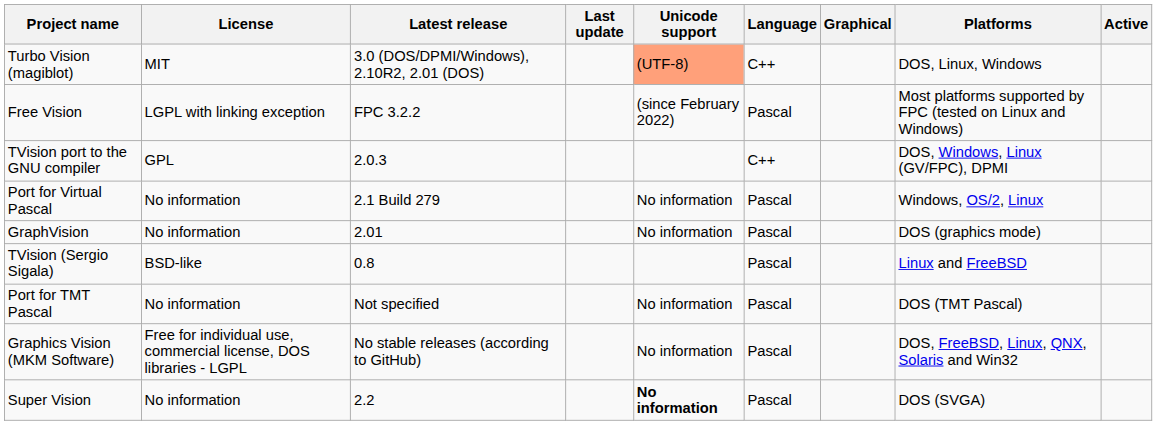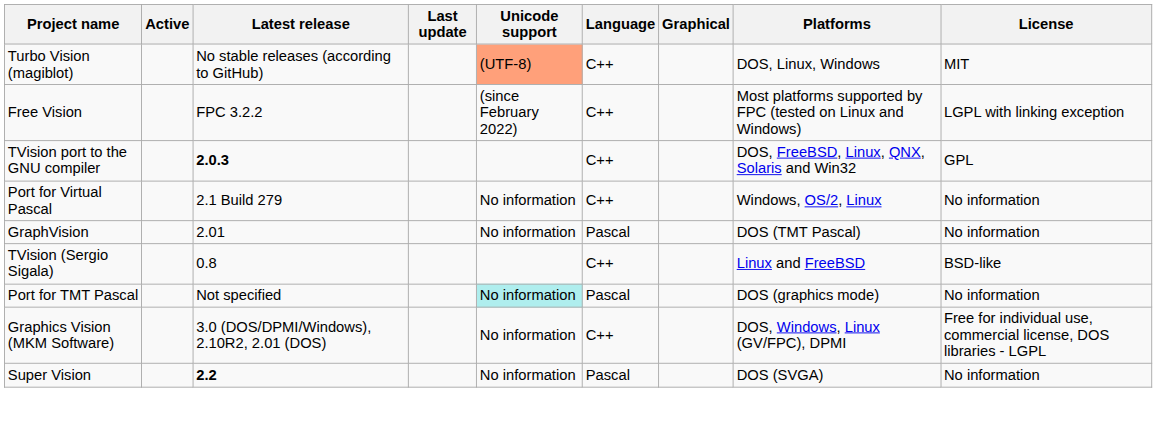columns swapped: (1126, 24) <-> (246, 24)
(442, 64) 3.0 (DOS/DPMI/Windows), 2.10R2, 2.01 (DOS) -> (294, 64) No stable releases (according to GitHub)
(770, 112) Pascal -> (600, 112) C++
(370, 160) normal -> (213, 160) bold
(970, 160) DOS, Windows, Linux (GV/FPC), DPMI -> (831, 160) DOS, FreeBSD, Linux, QNX, Solaris and Win32
(770, 200) Pascal -> (600, 200) C++
(970, 232) DOS (graphics mode) -> (799, 232) DOS (TMT Pascal)
(770, 263) Pascal -> (600, 263) C++
(685, 303) no background -> (528, 295) paleturquoise background
(961, 303) DOS (TMT Pascal) -> (808, 295) DOS (graphics mode)
(451, 351) No stable releases (according to GitHub) -> (284, 335) 3.0 (DOS/DPMI/Windows), 2.10R2, 2.01 (DOS)
(770, 351) Pascal -> (600, 335) C++
(993, 351) DOS, FreeBSD, Linux, QNX, Solaris and Win32 -> (808, 335) DOS, Windows, Linux (GV/FPC), DPMI
(364, 400) normal -> (206, 375) bold
(677, 400) bold -> (528, 375) normal
